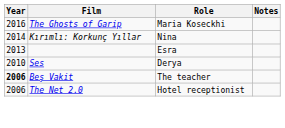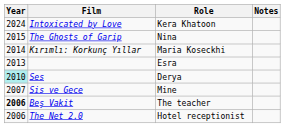+ row: (76, 24)
(16, 24) 2016 -> (16, 37) 2015
(191, 24) Maria Koseckhi -> (167, 37) Nina
(167, 37) Nina -> (191, 50) Maria Koseckhi
(16, 63) no background -> (16, 77) paleturquoise background
+ row: (56, 90)
